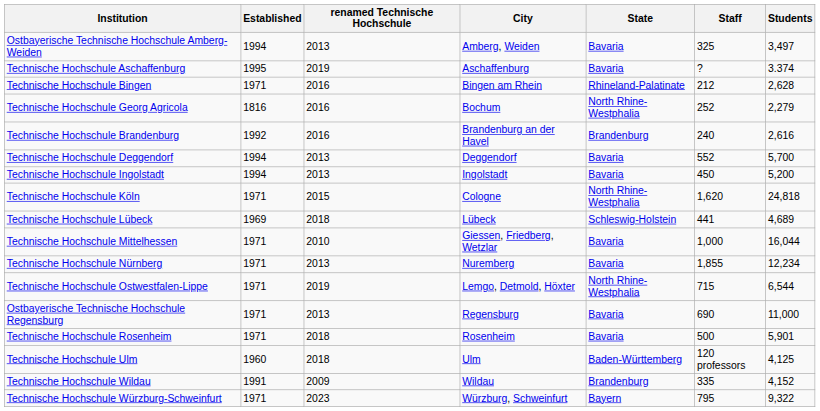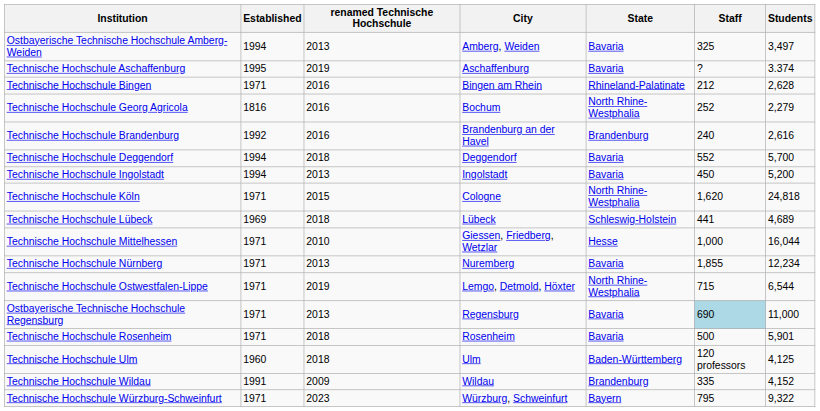(318, 158) 2013 -> (318, 158) 2018
(606, 242) Bavaria -> (603, 242) Hesse
(706, 314) no background -> (706, 314) lightblue background
